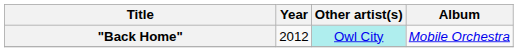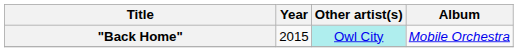(294, 36) 2012 -> (294, 36) 2015
